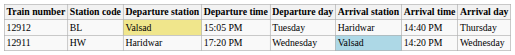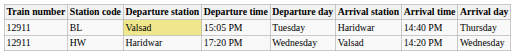(19, 27) 12912 -> (19, 27) 12911
(351, 43) lightblue background -> (351, 43) no background
